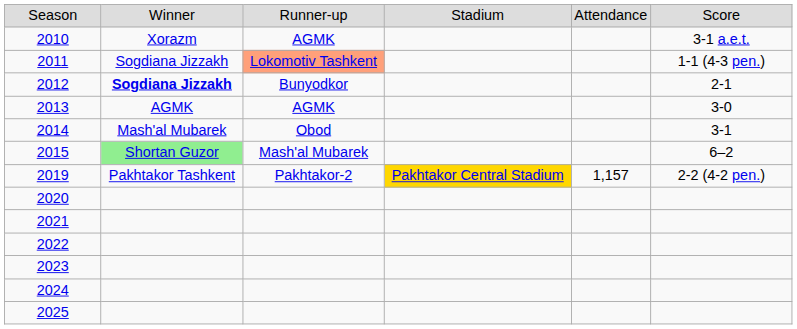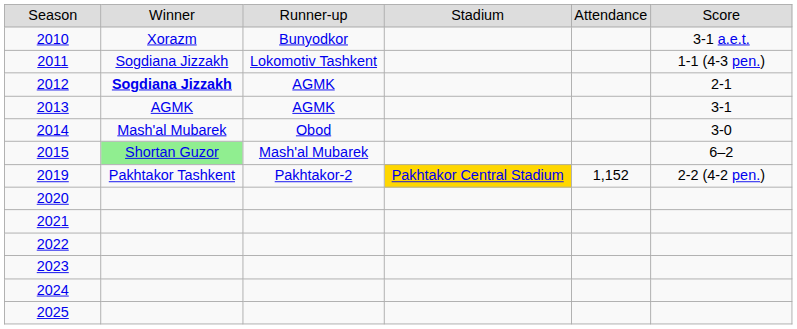(314, 38) AGMK -> (314, 38) Bunyodkor
(314, 61) lightsalmon background -> (314, 61) no background
(314, 84) Bunyodkor -> (314, 84) AGMK
(721, 107) 3-0 -> (721, 107) 3-1
(721, 130) 3-1 -> (721, 130) 3-0
(611, 175) 1,157 -> (611, 175) 1,152
